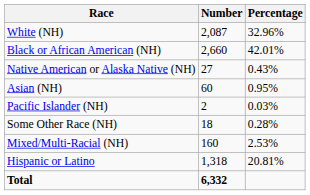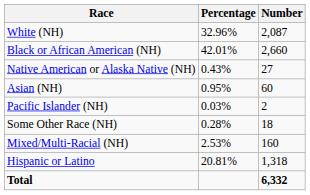columns swapped: (222, 13) <-> (275, 13)
